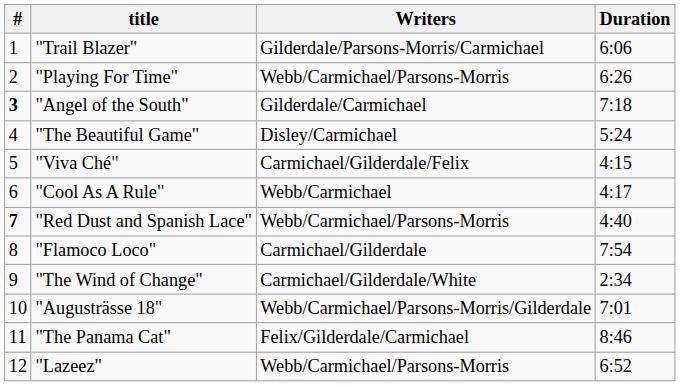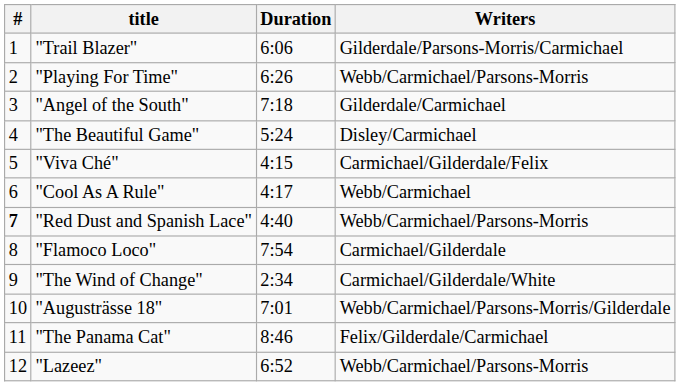columns swapped: (426, 18) <-> (635, 18)
(13, 105) bold -> (13, 105) normal
